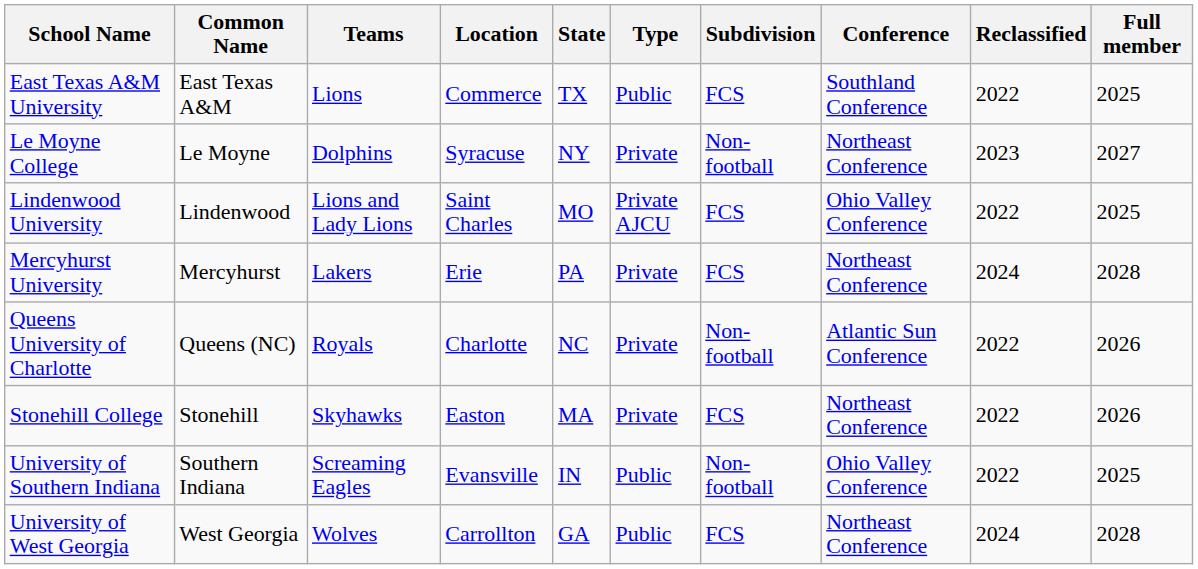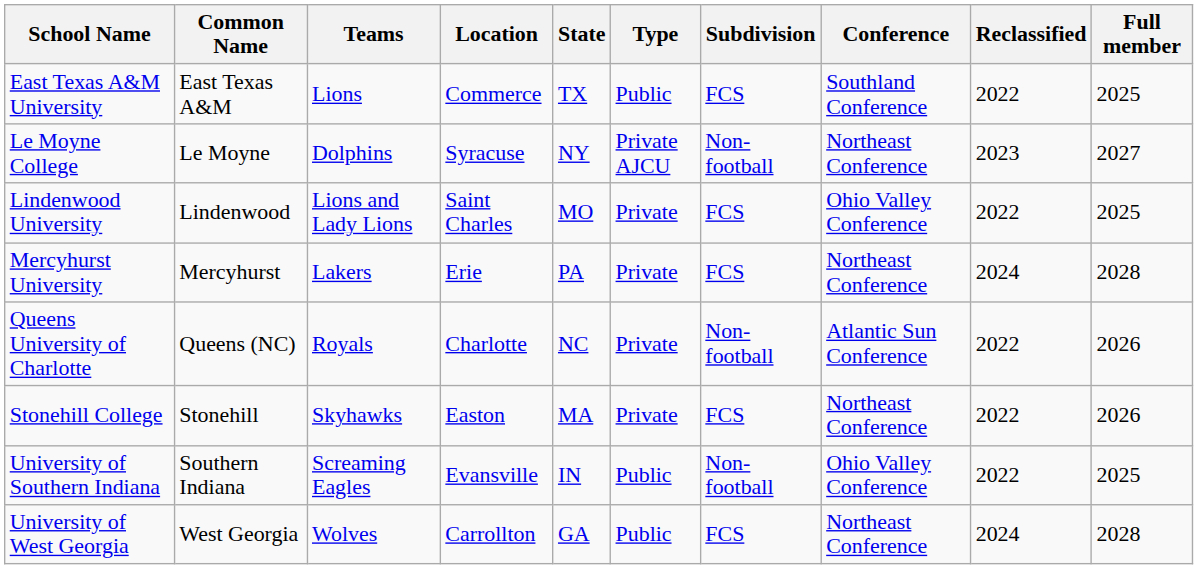(647, 153) Private -> (647, 153) Private AJCU
(647, 212) Private AJCU -> (647, 212) Private
